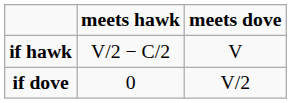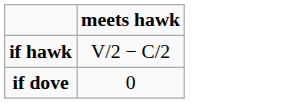- column: (235, 20)
